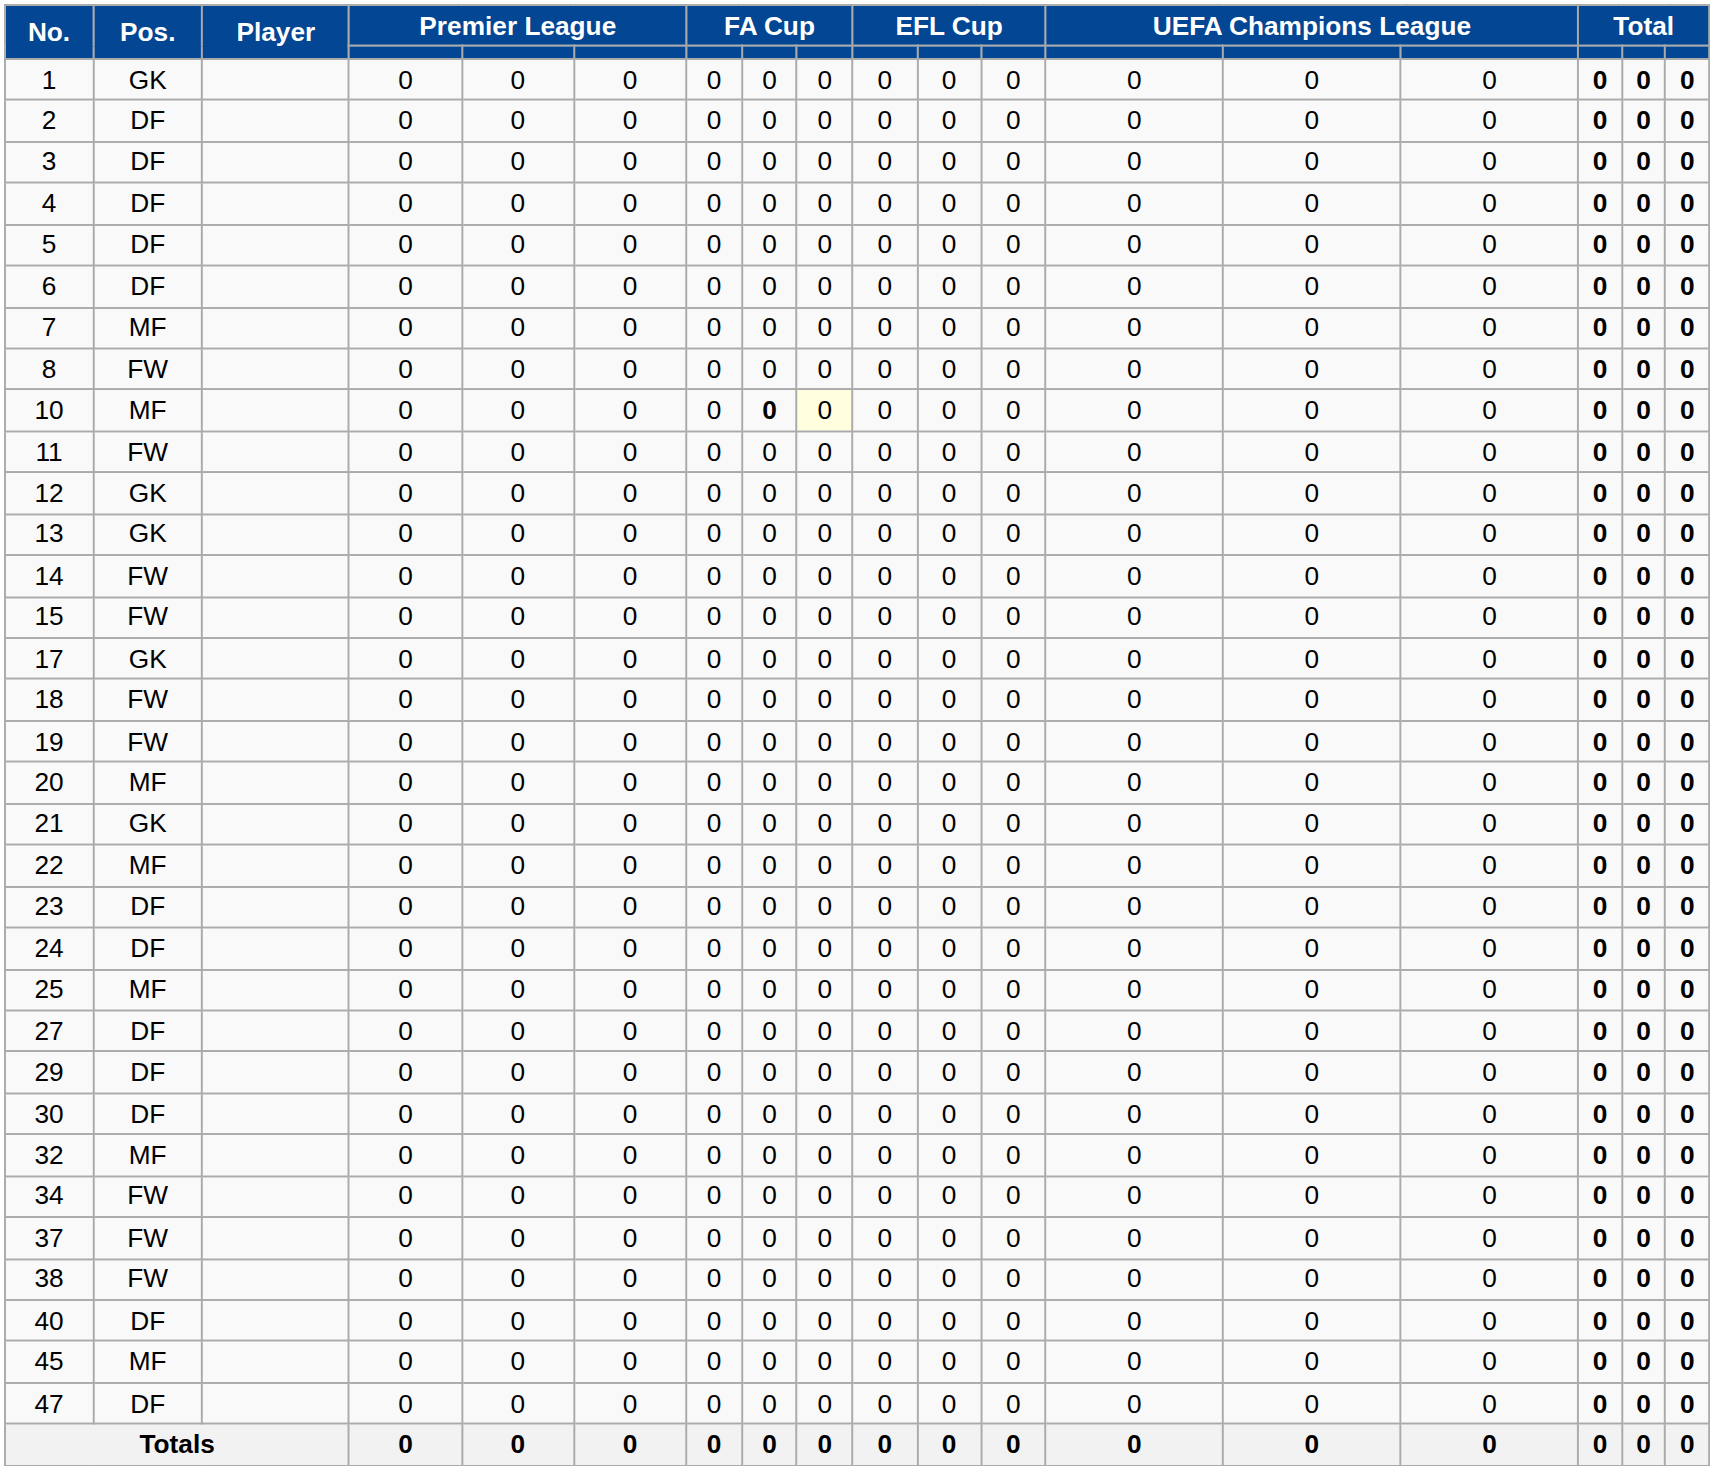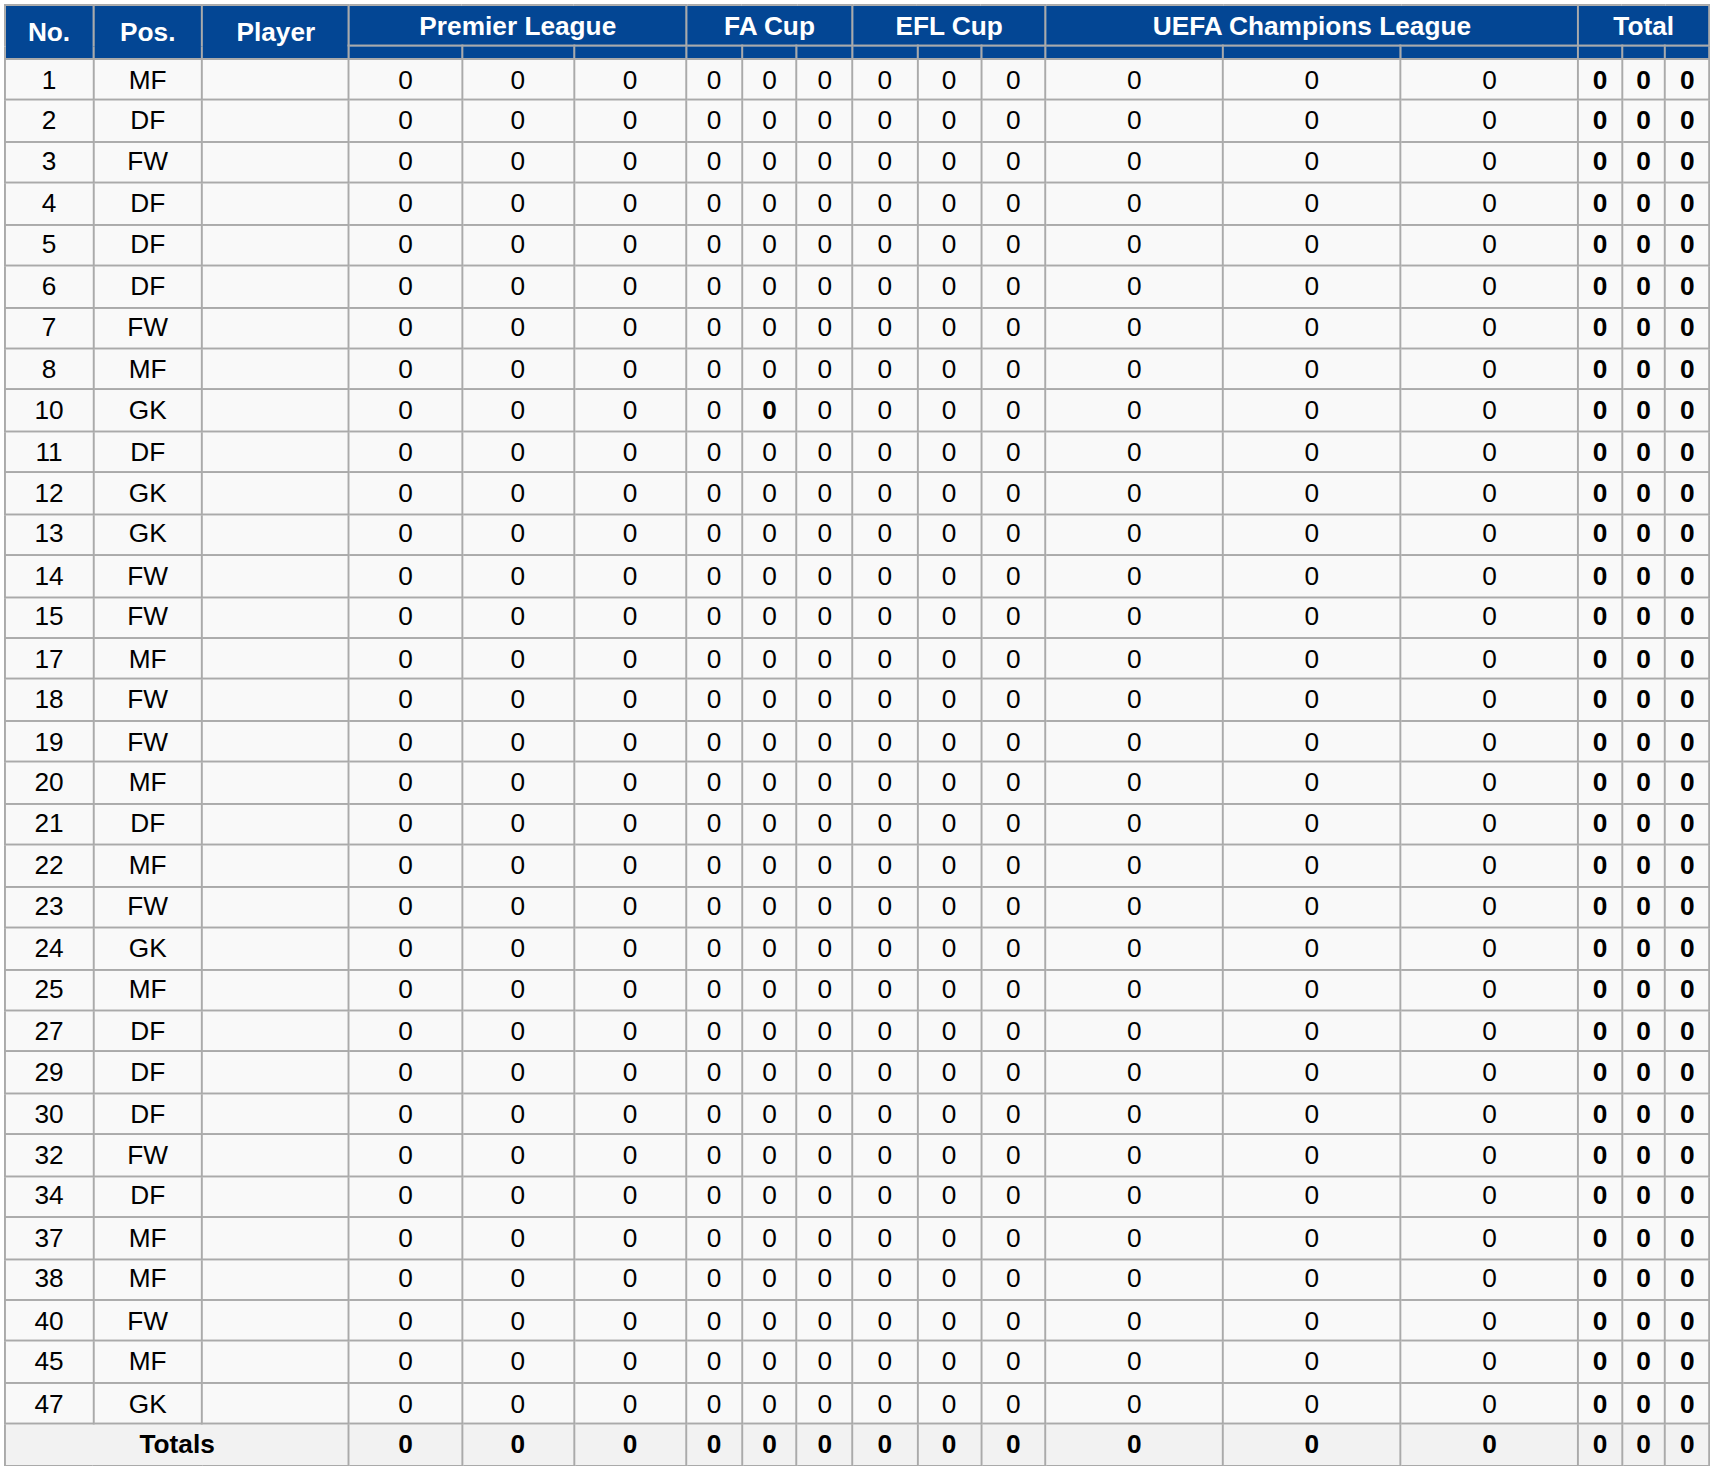(148, 79) GK -> (148, 79) MF
(148, 162) DF -> (148, 162) FW
(148, 327) MF -> (148, 327) FW
(148, 369) FW -> (148, 369) MF
(148, 410) MF -> (148, 410) GK
(825, 410) lightyellow background -> (825, 410) no background
(148, 451) FW -> (148, 451) DF
(148, 658) GK -> (148, 658) MF
(148, 824) GK -> (148, 824) DF
(148, 907) DF -> (148, 907) FW
(148, 948) DF -> (148, 948) GK
(148, 1155) MF -> (148, 1155) FW
(148, 1196) FW -> (148, 1196) DF
(148, 1238) FW -> (148, 1238) MF
(148, 1279) FW -> (148, 1279) MF
(148, 1320) DF -> (148, 1320) FW
(148, 1403) DF -> (148, 1403) GK
